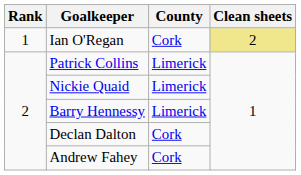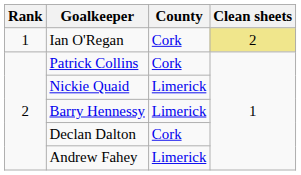(179, 63) Limerick -> (167, 63) Cork
(167, 157) Cork -> (179, 157) Limerick
